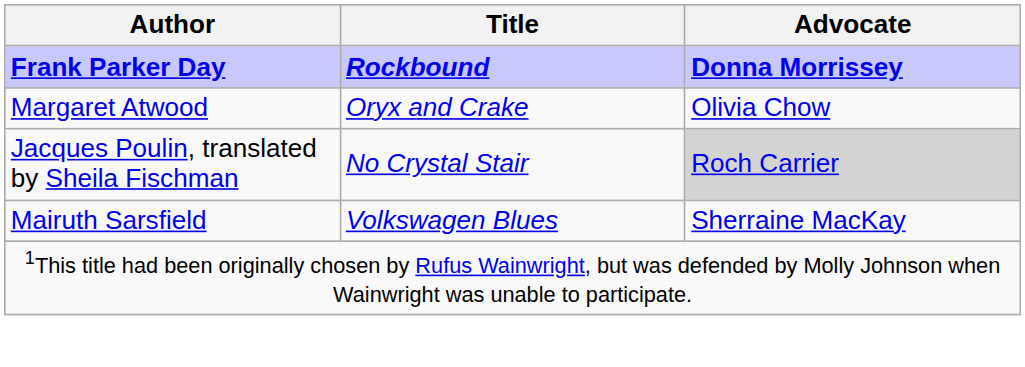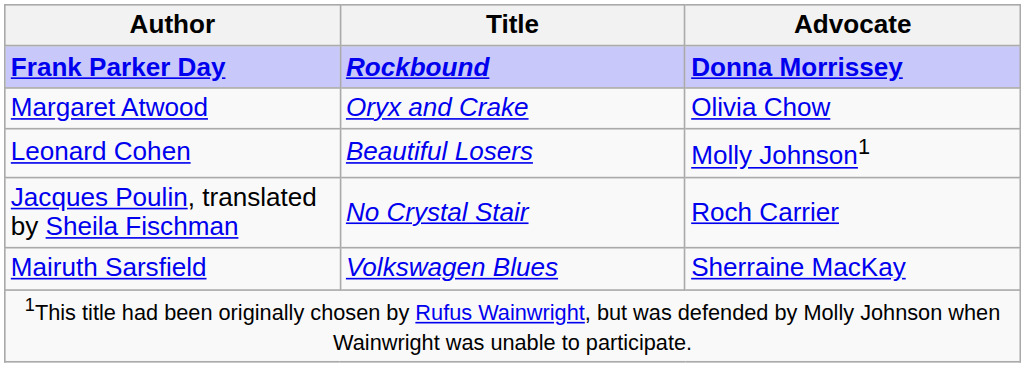+ row: (101, 152)
(765, 163) lightgrey background -> (765, 212) no background
